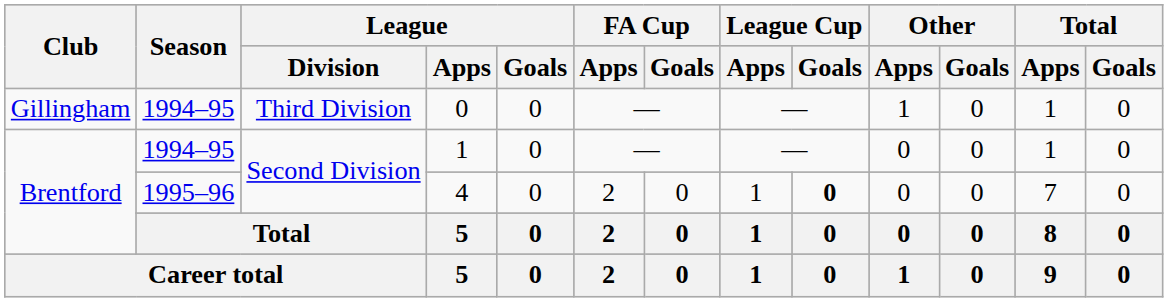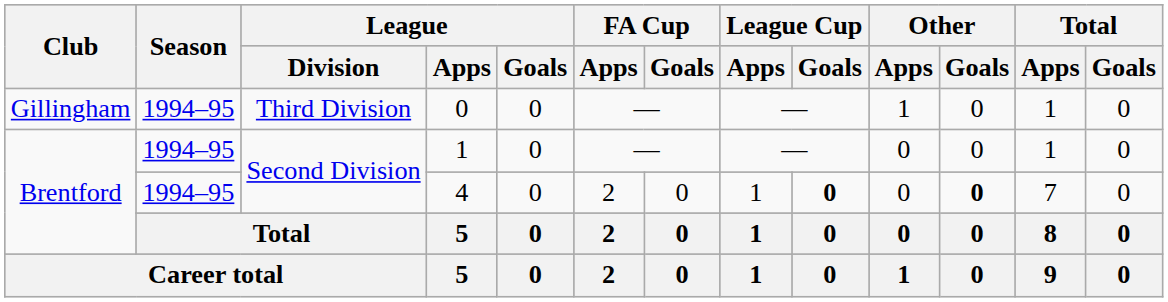(188, 191) 1995–96 -> (188, 191) 1994–95
(977, 191) normal -> (977, 191) bold
